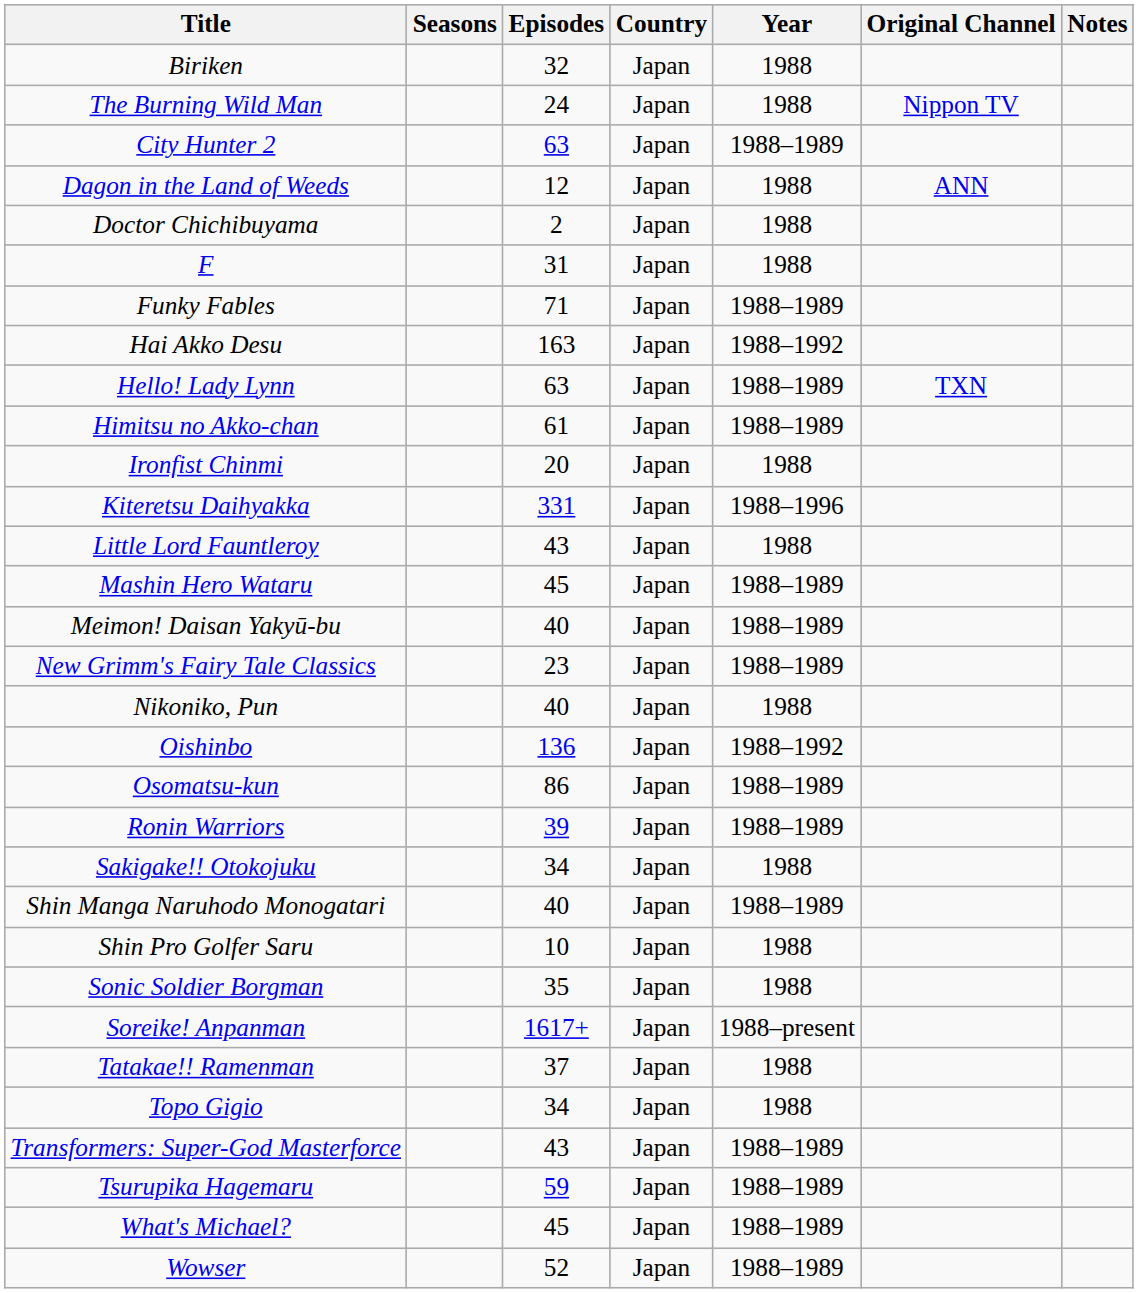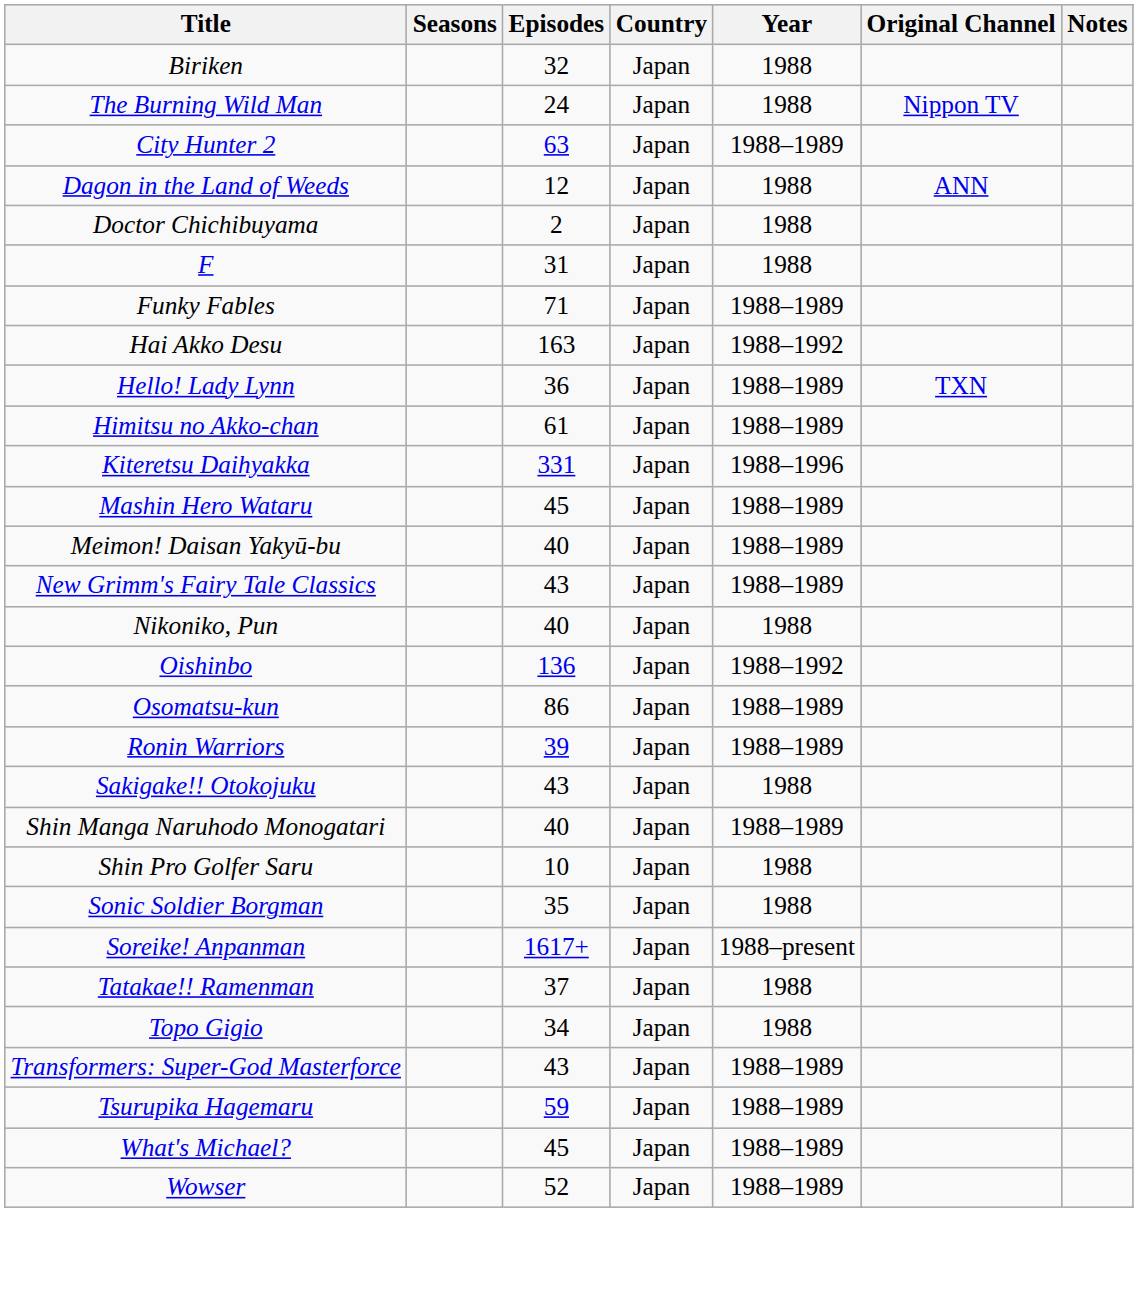(556, 385) 63 -> (556, 385) 36
- row: (206, 465)
- row: (206, 545)
(556, 666) 23 -> (556, 585) 43
(556, 866) 34 -> (556, 786) 43
